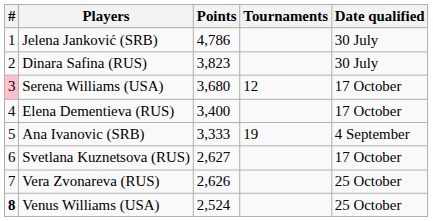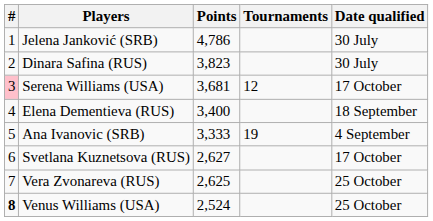(214, 87) 3,680 -> (214, 87) 3,681
(368, 110) 17 October -> (376, 110) 18 September
(214, 181) 2,626 -> (214, 181) 2,625
